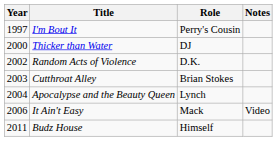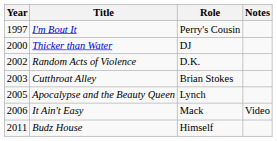(17, 95) 2004 -> (17, 95) 2005
